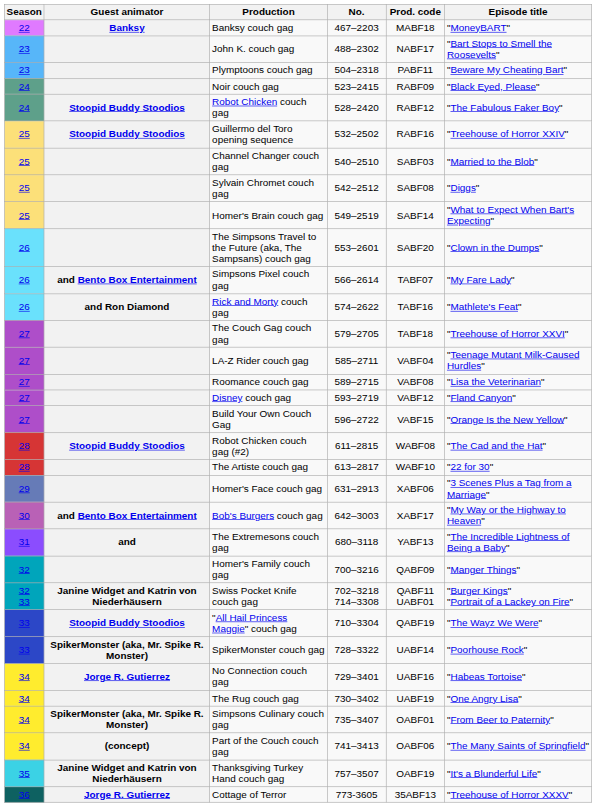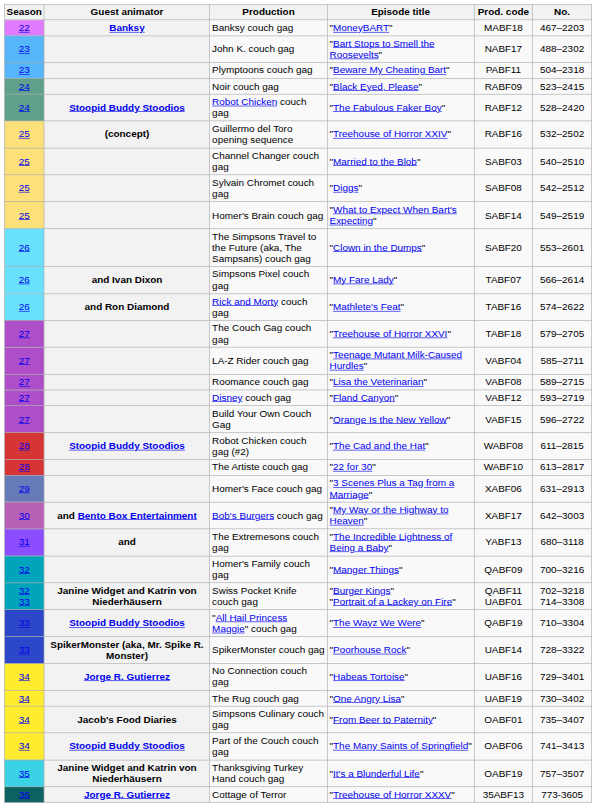columns swapped: (357, 12) <-> (518, 12)
(127, 134) Stoopid Buddy Stoodios -> (127, 134) (concept)
(127, 280) and Bento Box Entertainment -> (127, 280) and Ivan Dixon
(127, 719) SpikerMonster (aka, Mr. Spike R. Monster) -> (127, 719) Jacob's Food Diaries
(127, 746) (concept) -> (127, 746) Stoopid Buddy Stoodios
